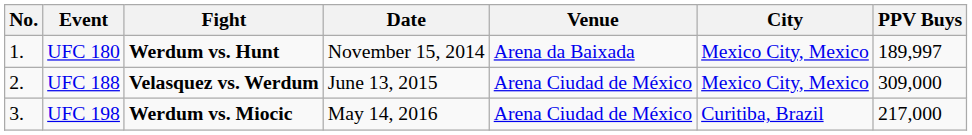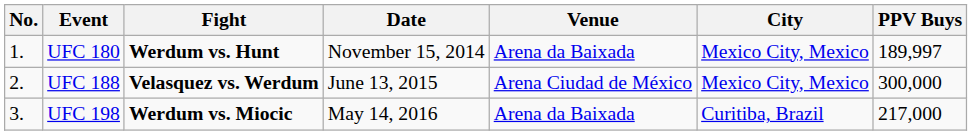(910, 82) 309,000 -> (910, 82) 300,000
(593, 113) Arena Ciudad de México -> (564, 113) Arena da Baixada
